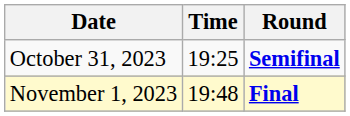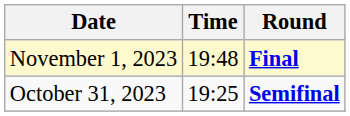rows swapped: (88, 57) <-> (94, 93)
